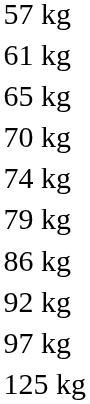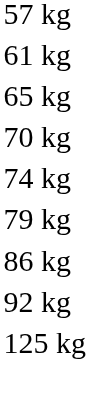- row: (37, 343)
